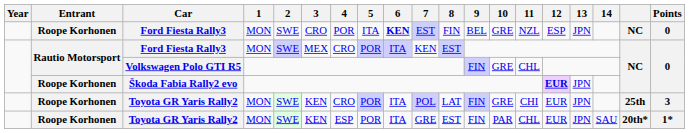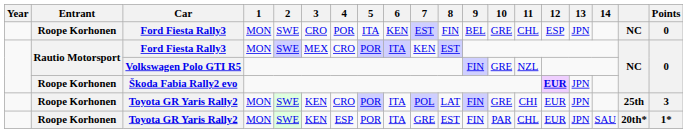(398, 30) bold -> (397, 30) normal
(529, 30) NZL -> (528, 30) CHL
(529, 66) CHL -> (528, 66) NZL
